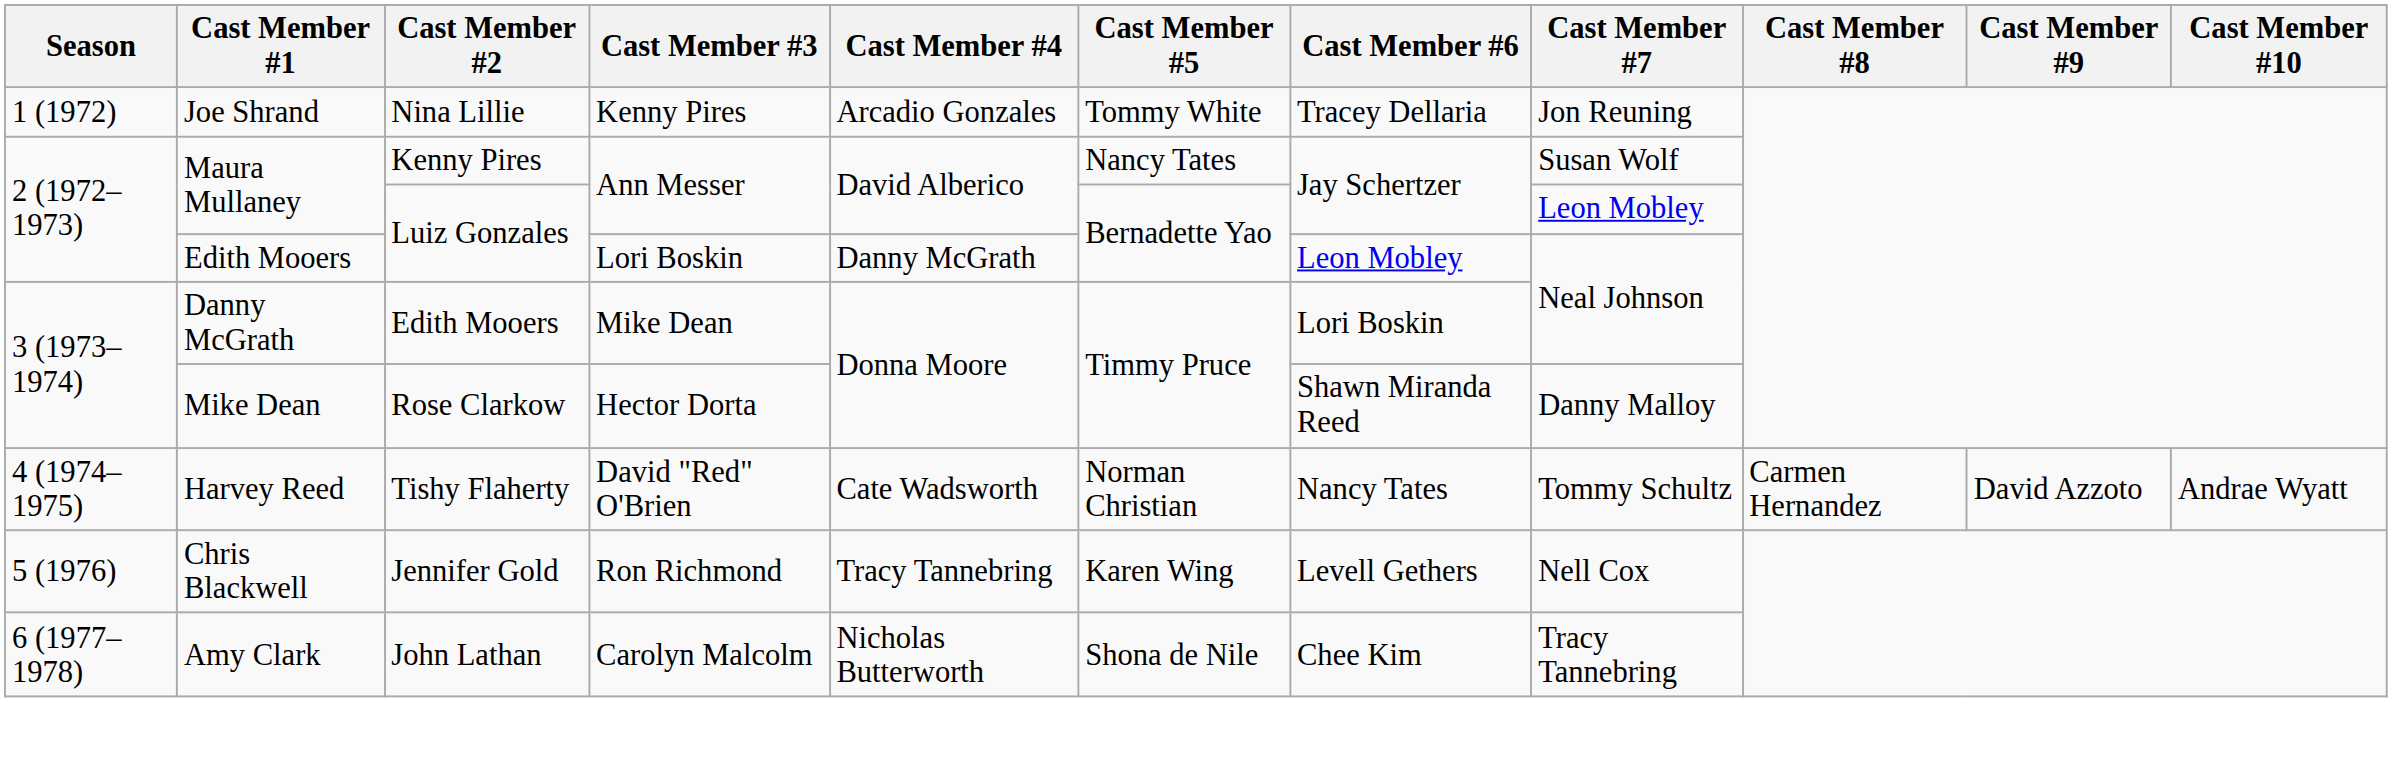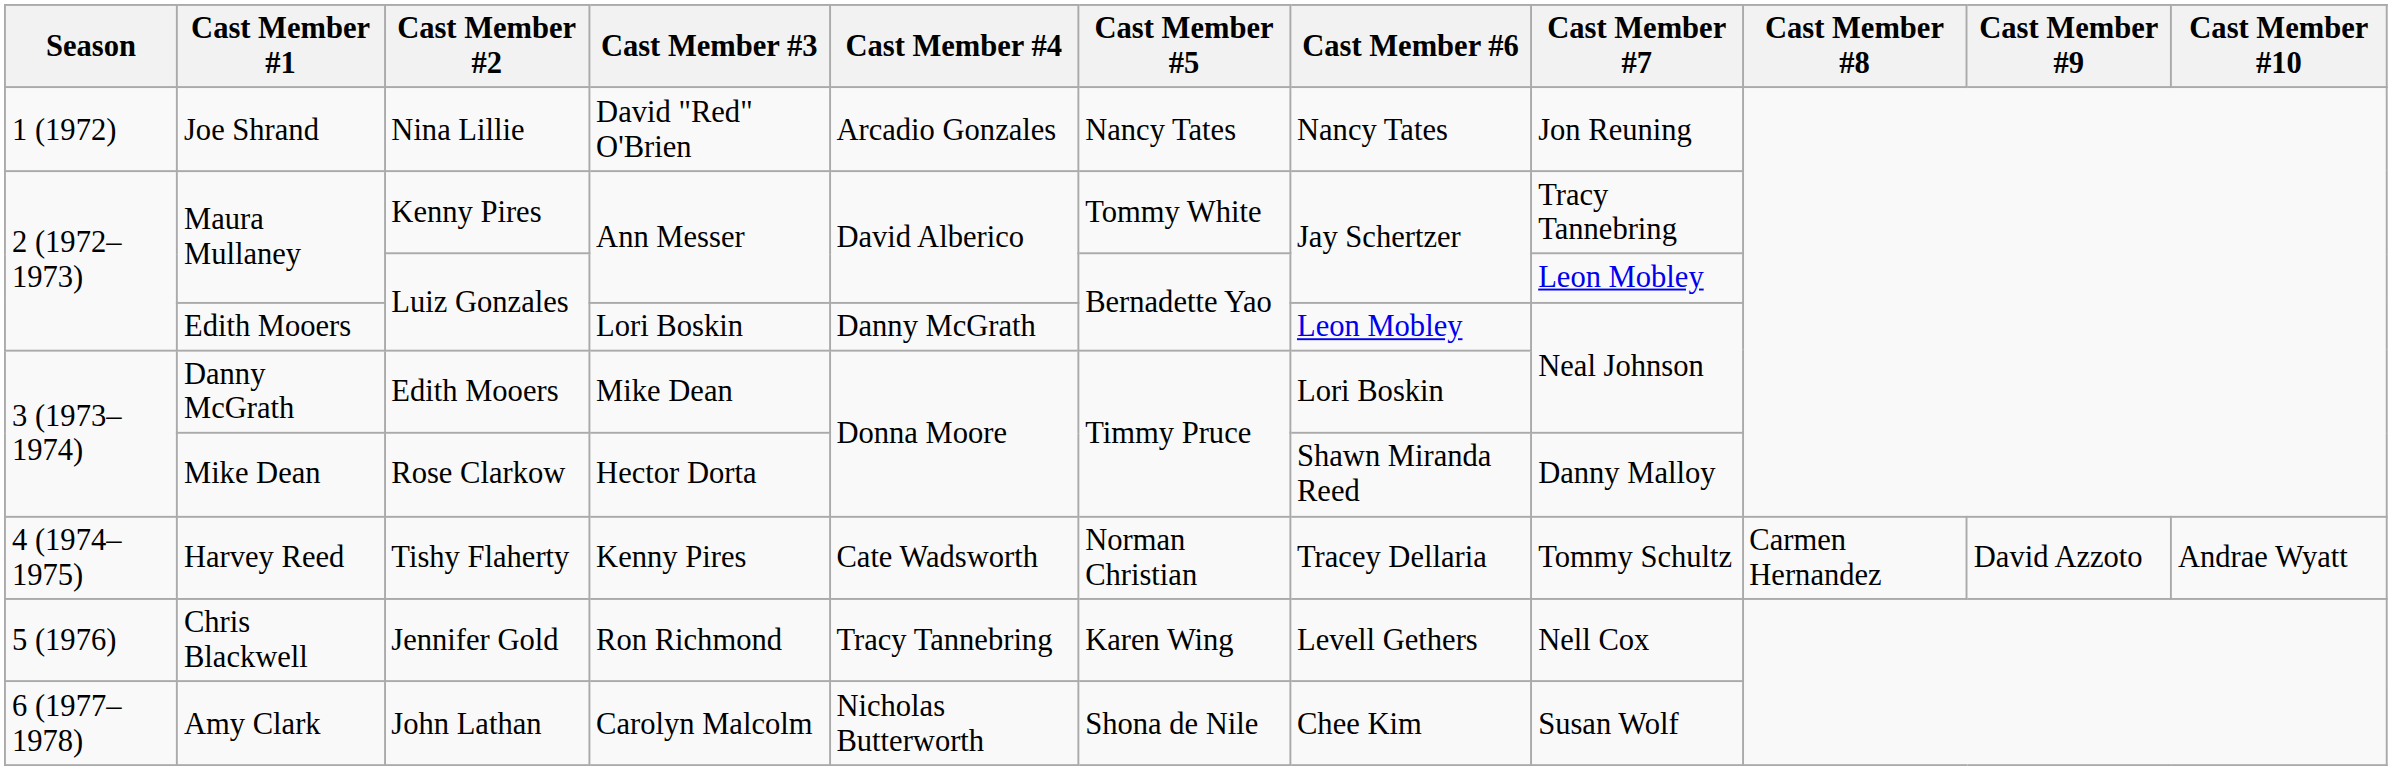(671, 111) Kenny Pires -> (674, 128) David "Red" O'Brien
(1173, 111) Tommy White -> (1161, 128) Nancy Tates
(1392, 111) Tracey Dellaria -> (1372, 128) Nancy Tates
(1161, 160) Nancy Tates -> (1173, 211) Tommy White
(1608, 160) Susan Wolf -> (1608, 211) Tracy Tannebring
(674, 488) David "Red" O'Brien -> (671, 557) Kenny Pires
(1372, 488) Nancy Tates -> (1392, 557) Tracey Dellaria
(1608, 654) Tracy Tannebring -> (1608, 722) Susan Wolf
